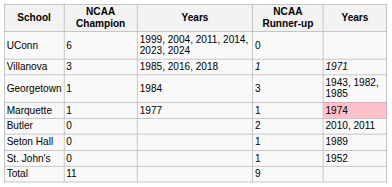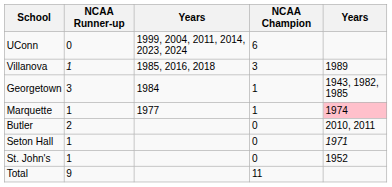columns swapped: (101, 18) <-> (288, 18)
(337, 67) 1971 -> (337, 67) 1989
(337, 142) 1989 -> (337, 142) 1971
